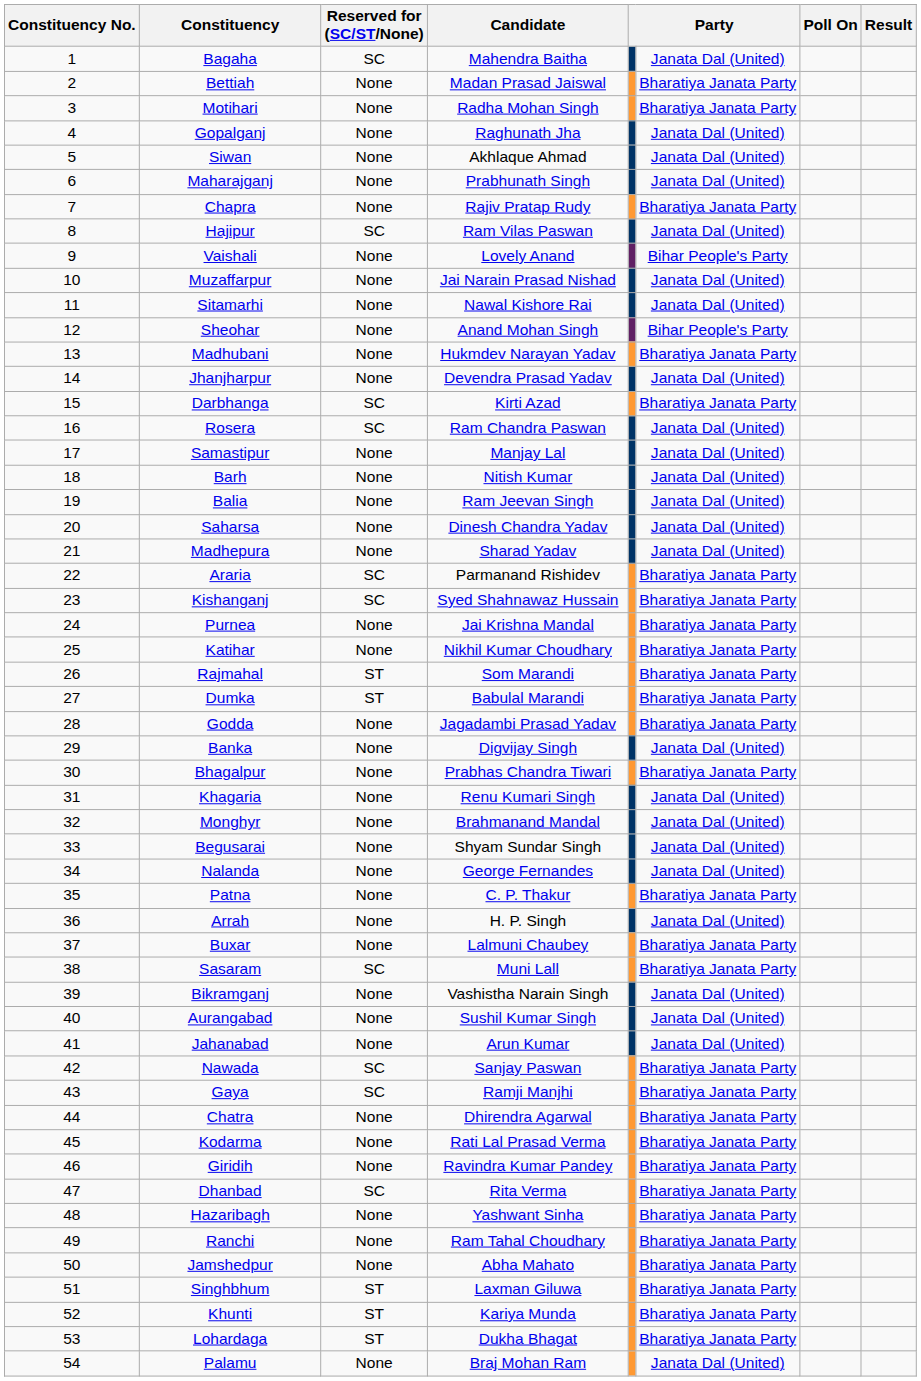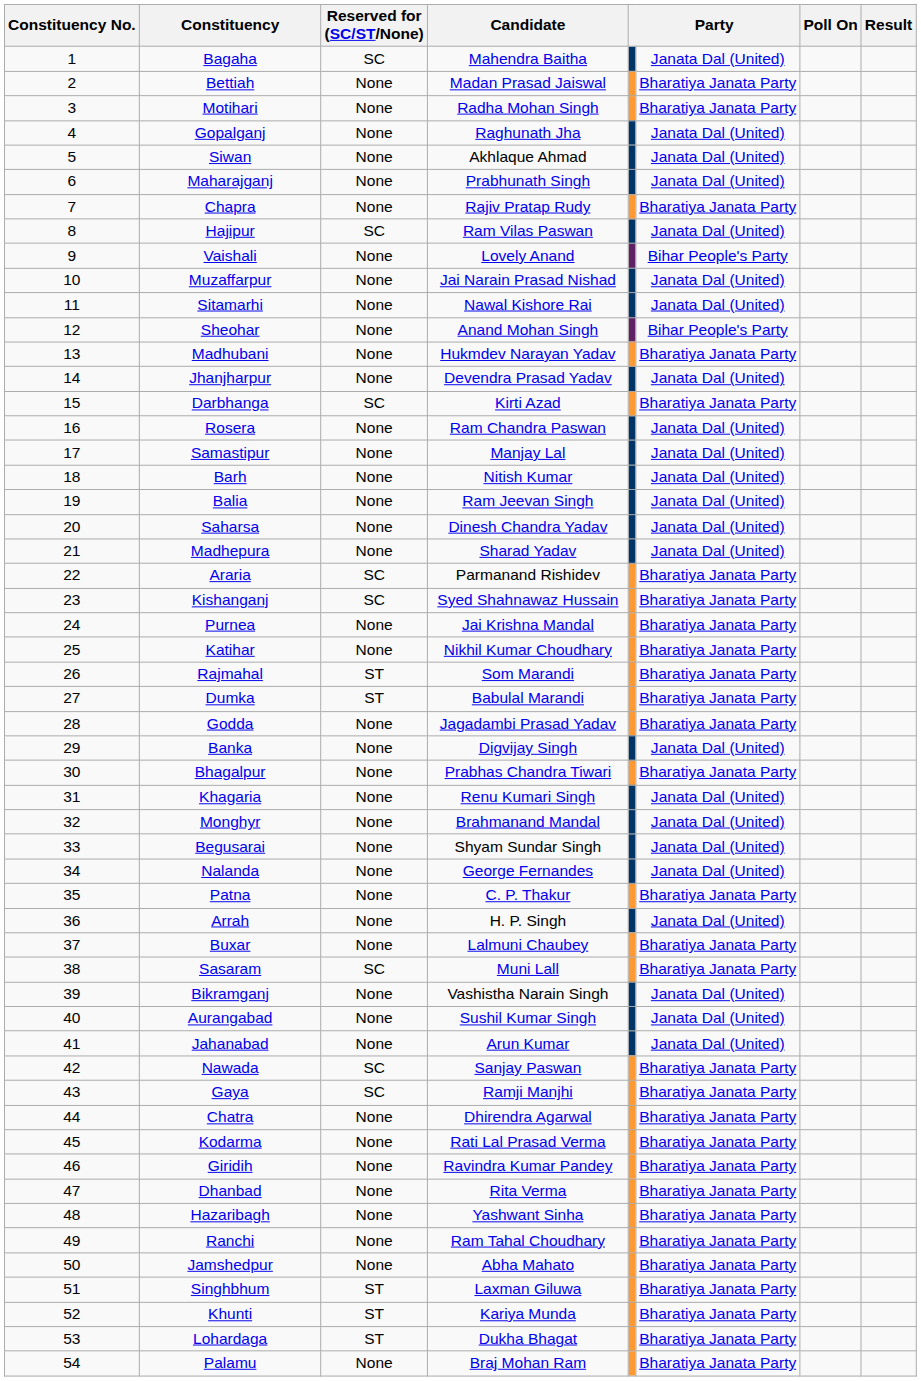(374, 428) SC -> (374, 428) None
(374, 1191) SC -> (374, 1191) None
(718, 1363) Janata Dal (United) -> (718, 1363) Bharatiya Janata Party
